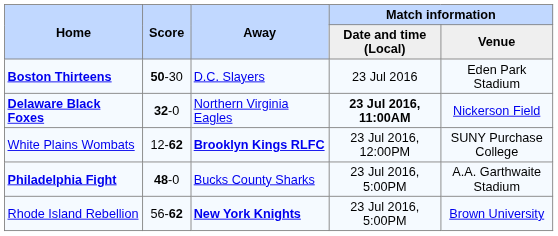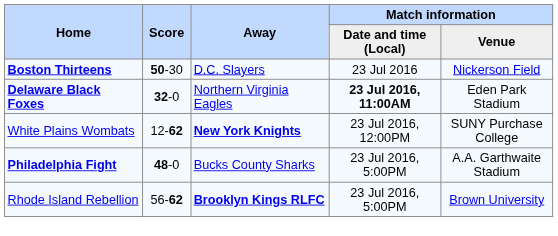(497, 76) Eden Park Stadium -> (497, 69) Nickerson Field
(497, 110) Nickerson Field -> (497, 96) Eden Park Stadium
(259, 145) Brooklyn Kings RLFC -> (247, 131) New York Knights
(247, 213) New York Knights -> (259, 199) Brooklyn Kings RLFC
